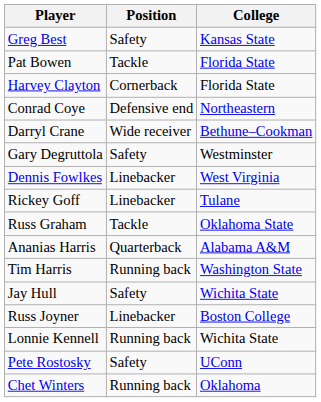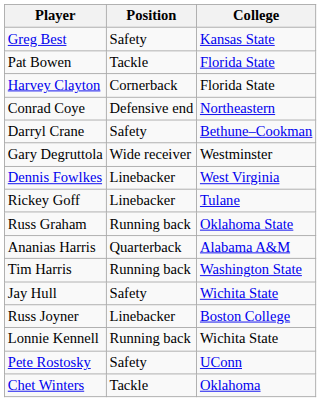(150, 131) Wide receiver -> (128, 131) Safety
(128, 154) Safety -> (150, 154) Wide receiver
(129, 223) Tackle -> (150, 223) Running back
(150, 385) Running back -> (129, 385) Tackle
